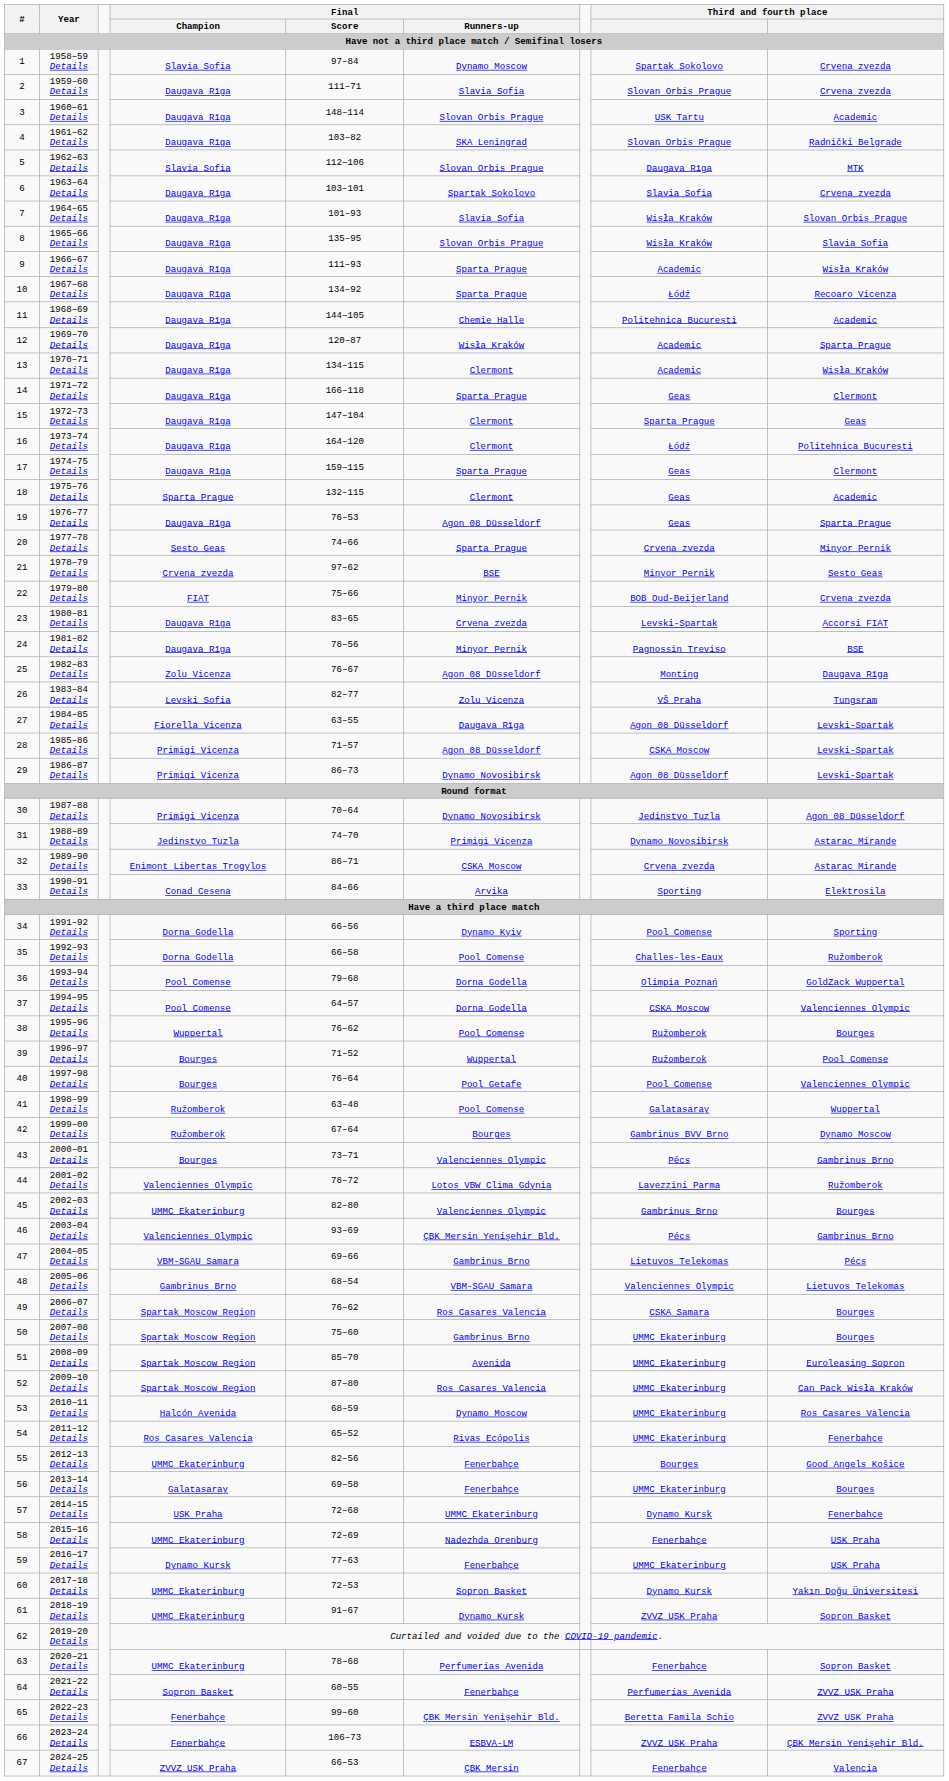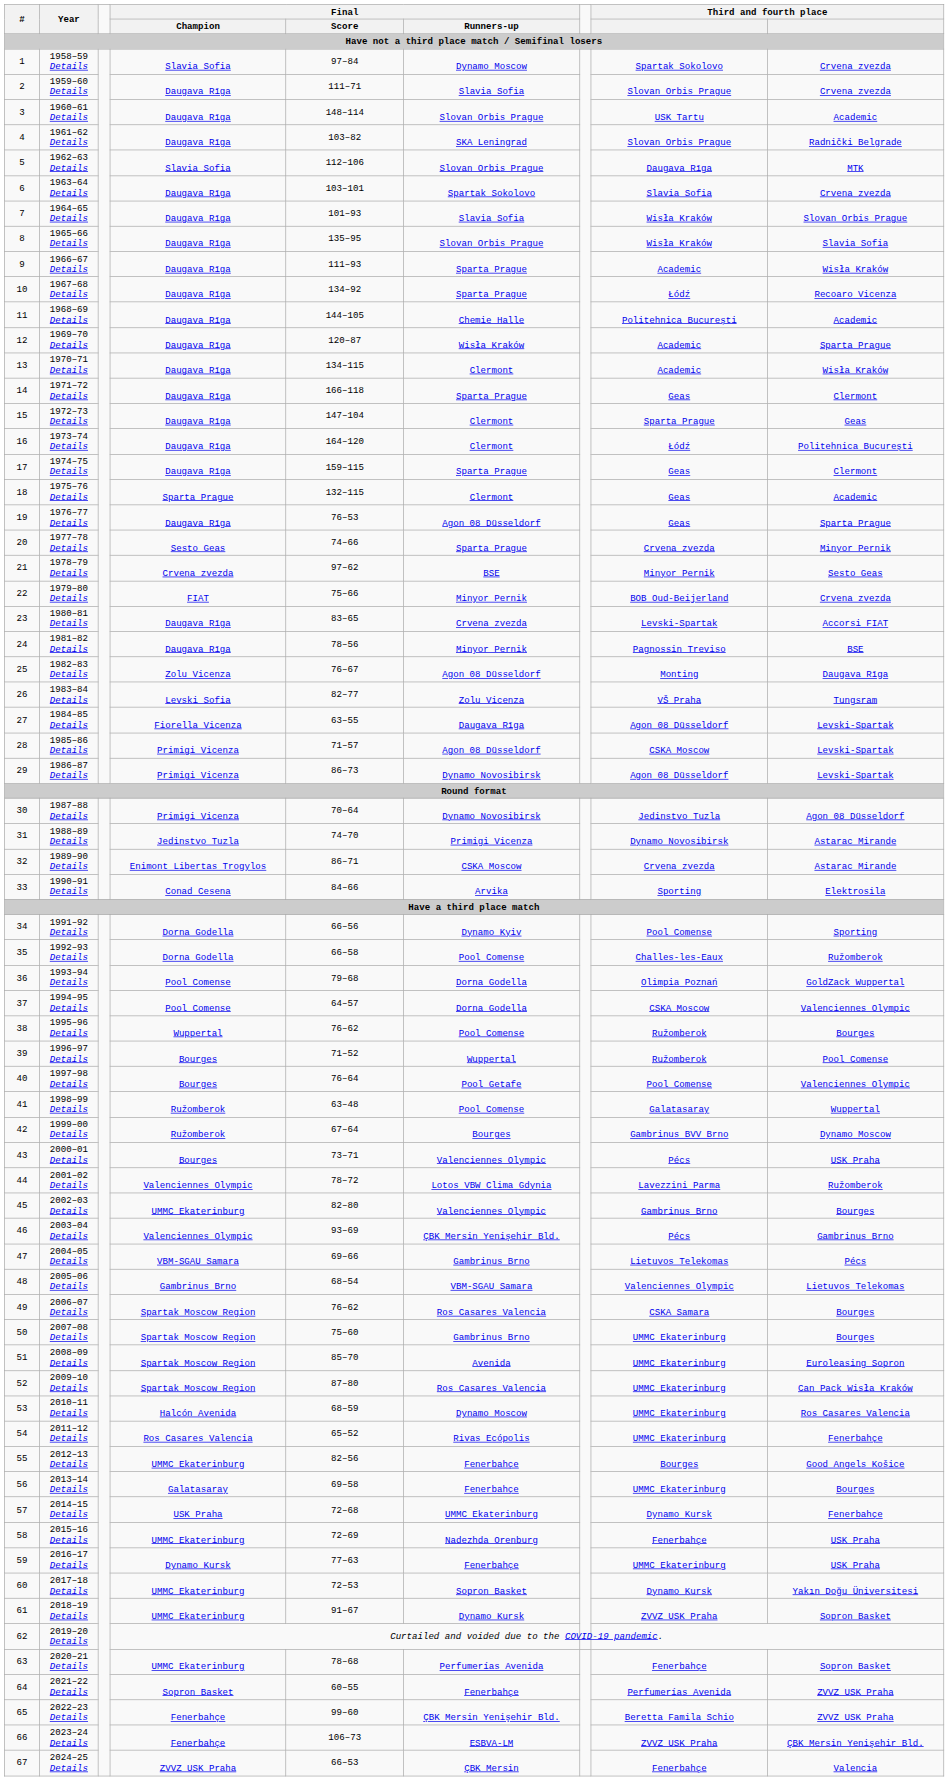(855, 1160) Gambrinus Brno -> (855, 1160) USK Praha
